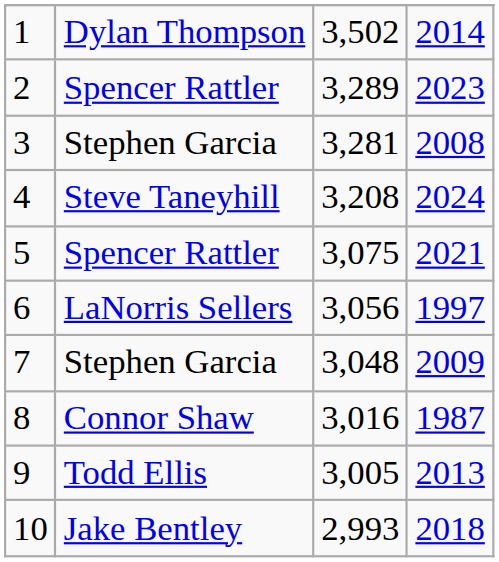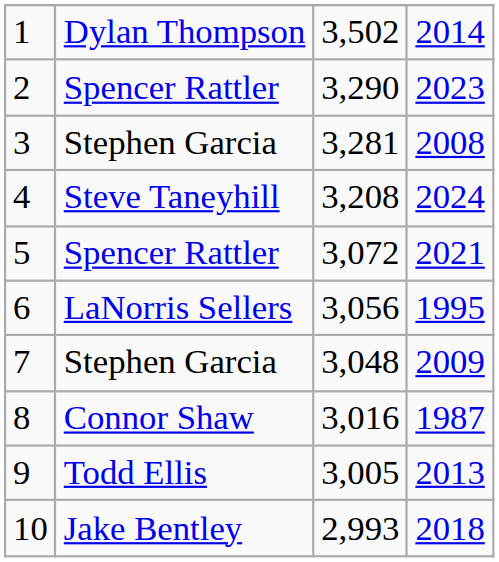(360, 87) 3,289 -> (360, 87) 3,290
(360, 252) 3,075 -> (360, 252) 3,072
(450, 307) 1997 -> (450, 307) 1995
